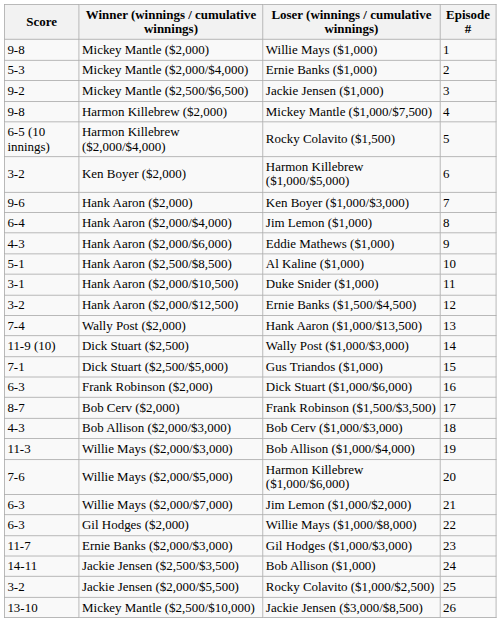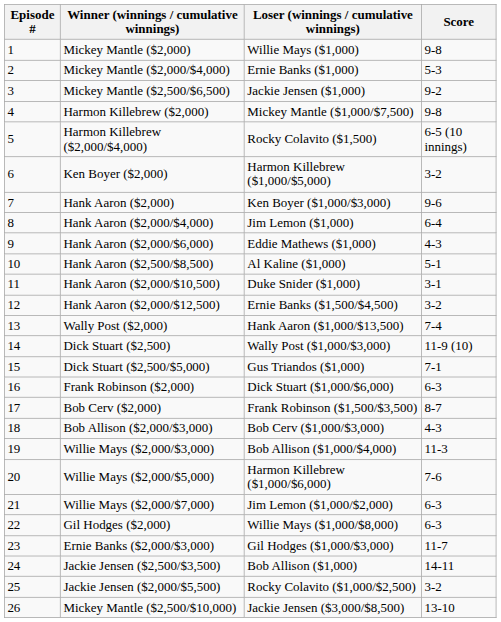columns swapped: (468, 22) <-> (42, 22)
